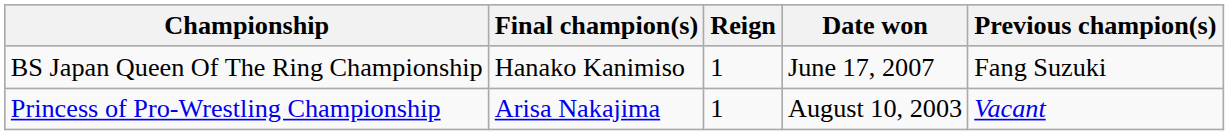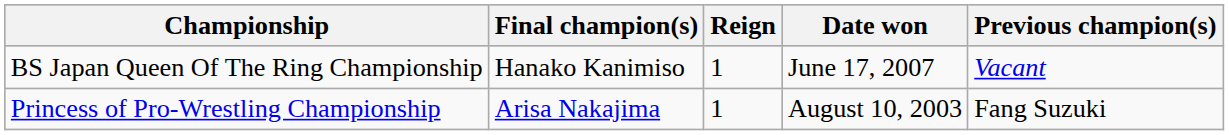(1040, 66) Fang Suzuki -> (1010, 66) Vacant
(1010, 108) Vacant -> (1040, 108) Fang Suzuki
